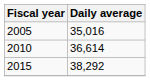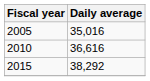(87, 48) 36,614 -> (87, 48) 36,616
